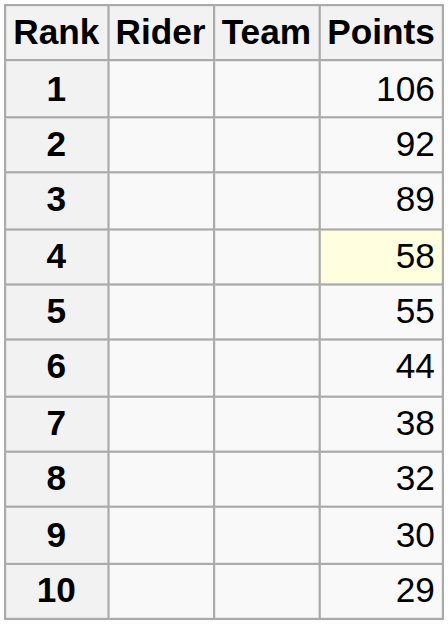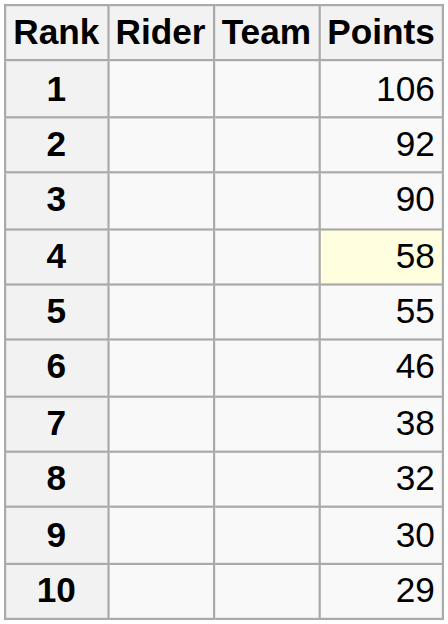(415, 199) 89 -> (415, 199) 90
(415, 367) 44 -> (415, 367) 46
